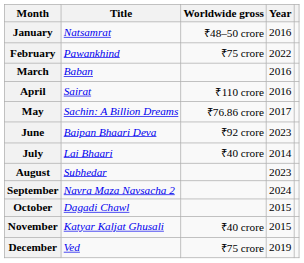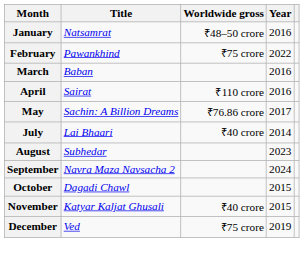- row: (33, 132)
